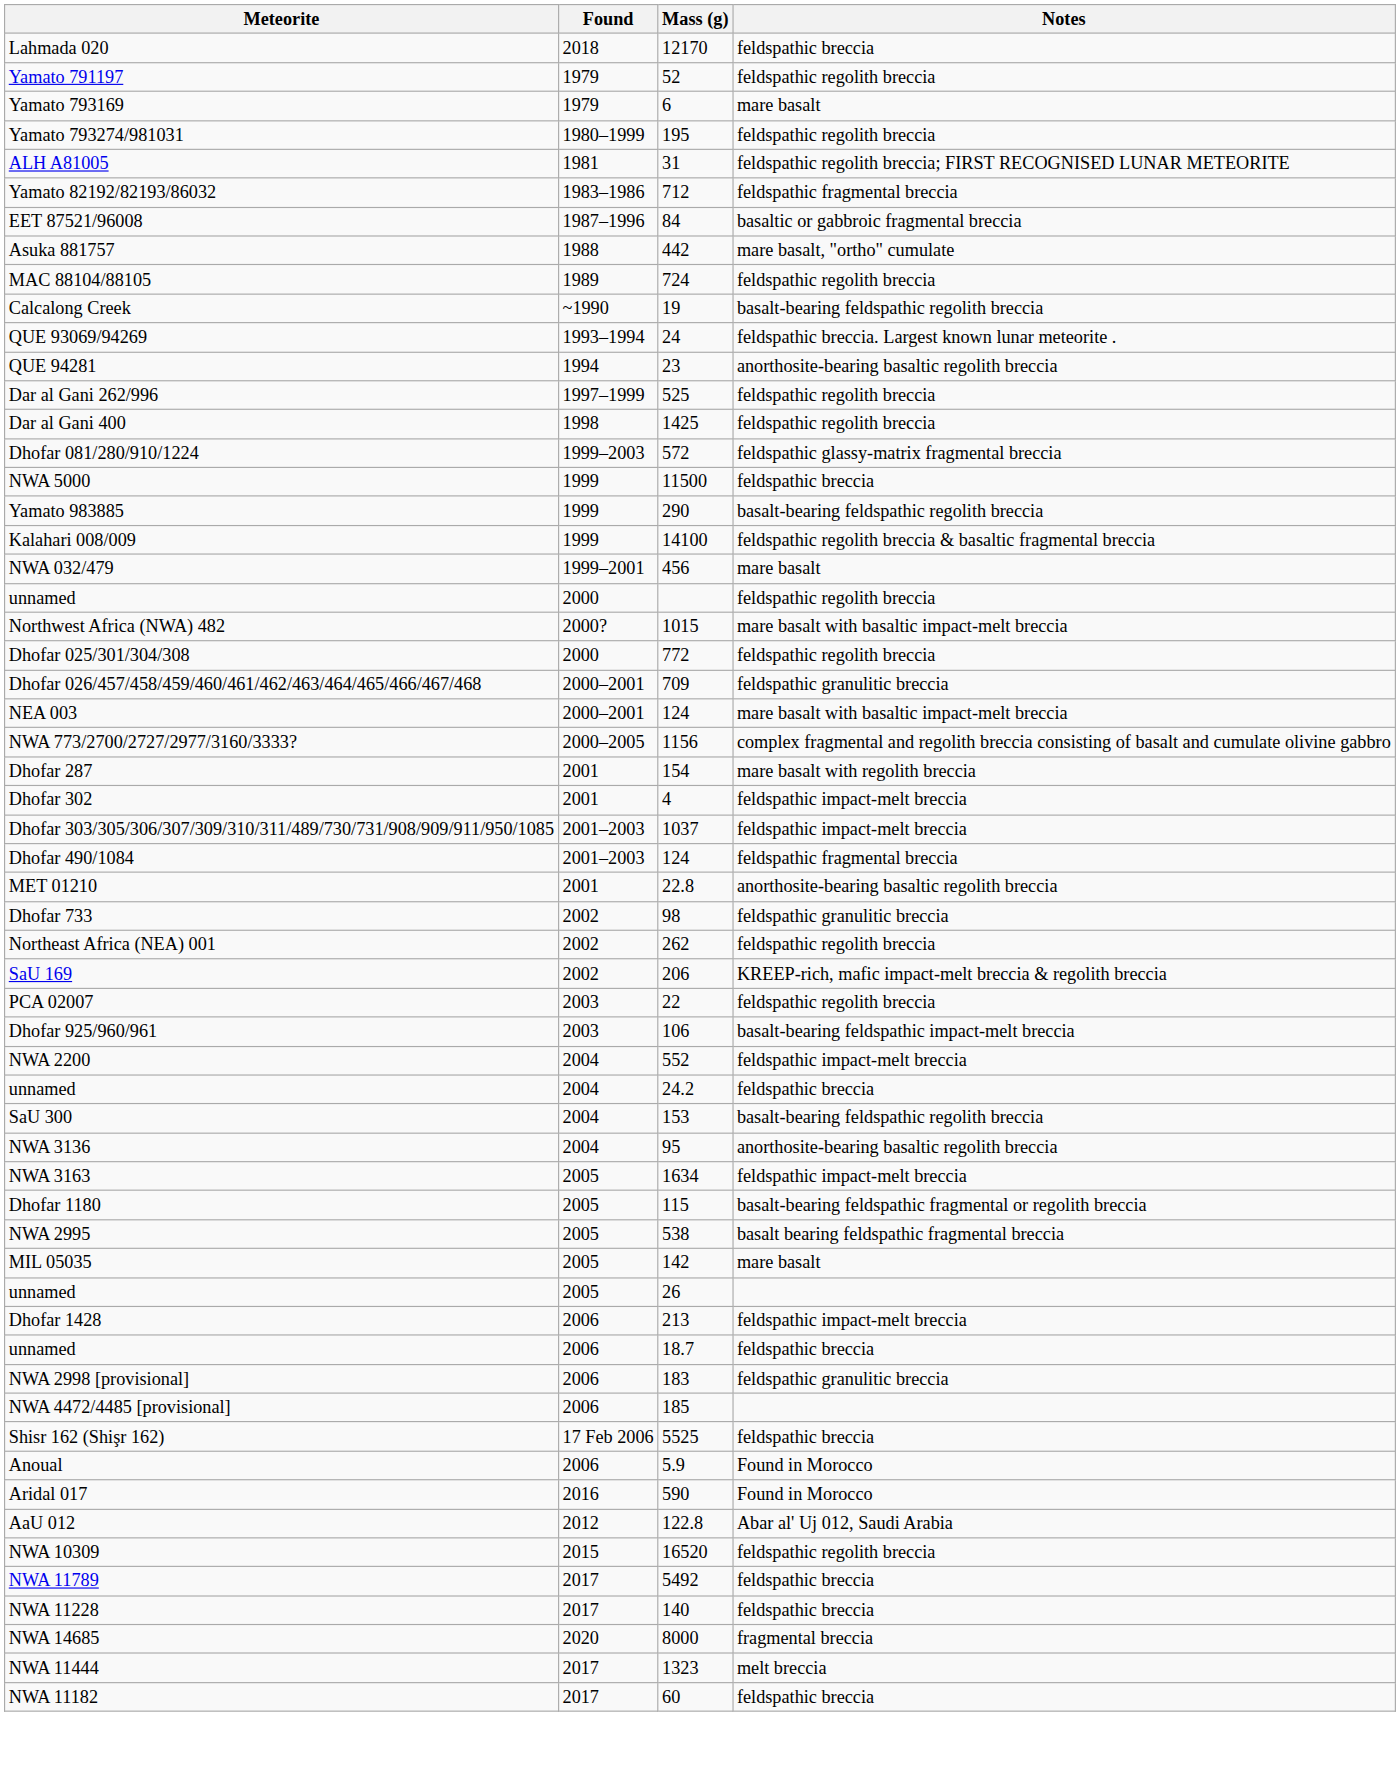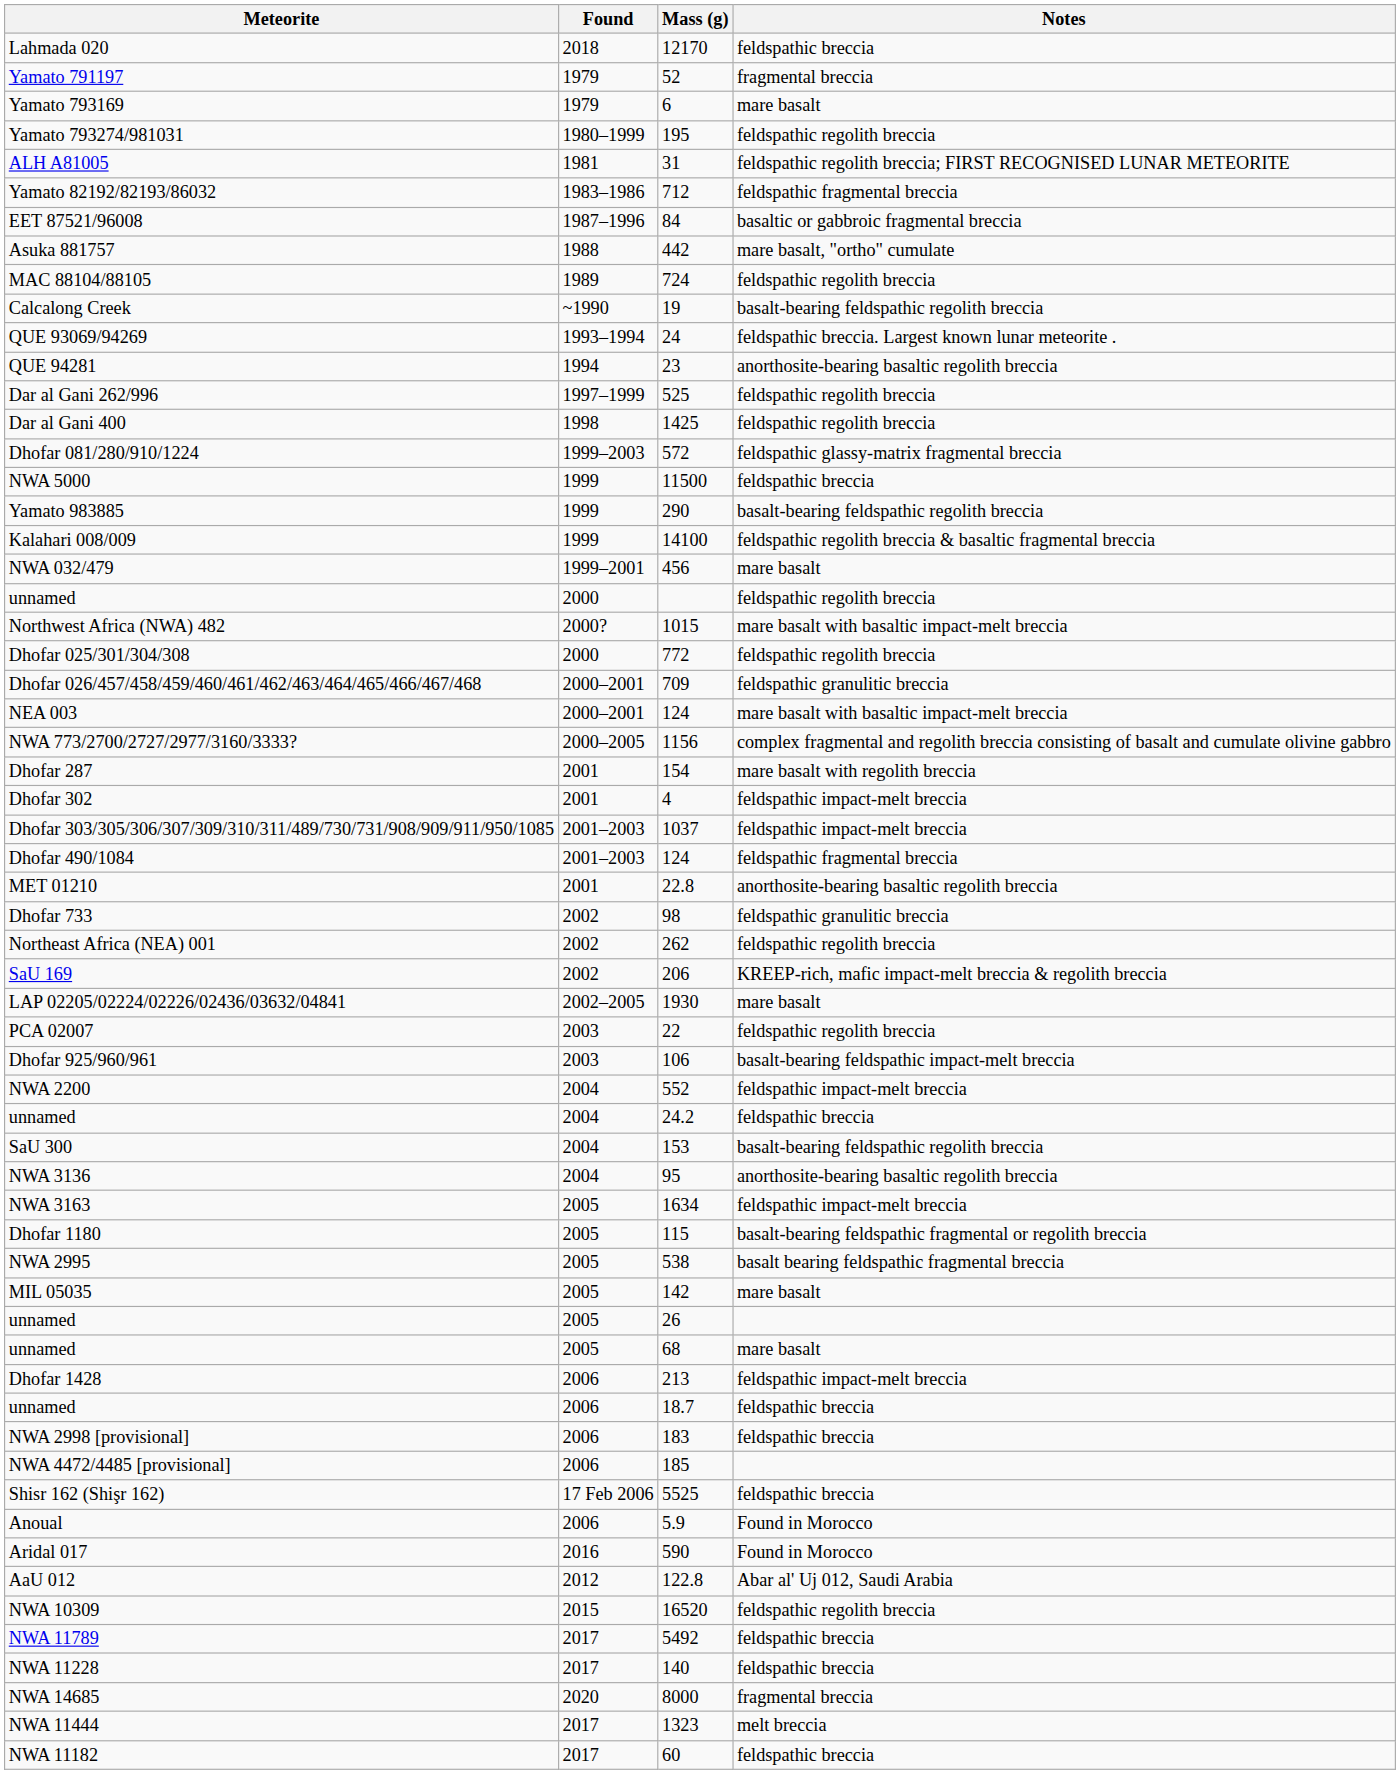(836, 76) feldspathic regolith breccia -> (805, 76) fragmental breccia
+ row: (177, 1002)
+ row: (42, 1349)
(843, 1378) feldspathic granulitic breccia -> (806, 1436) feldspathic breccia
